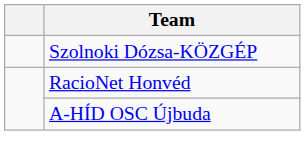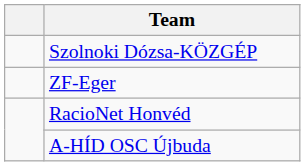+ row: (82, 82)
